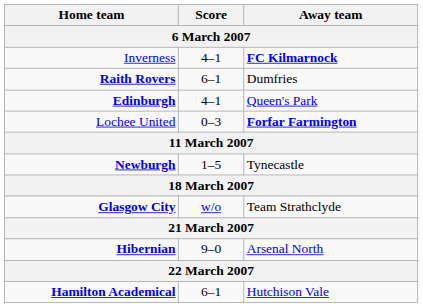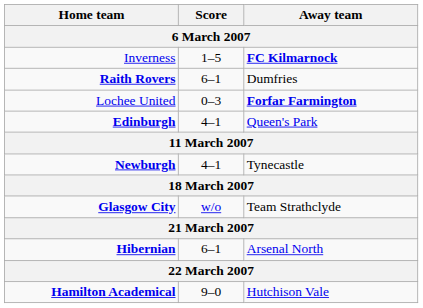(211, 57) 4–1 -> (211, 57) 1–5
rows swapped: (136, 121) <-> (144, 100)
(211, 164) 1–5 -> (211, 164) 4–1
(211, 249) 9–0 -> (211, 249) 6–1
(211, 292) 6–1 -> (211, 292) 9–0
